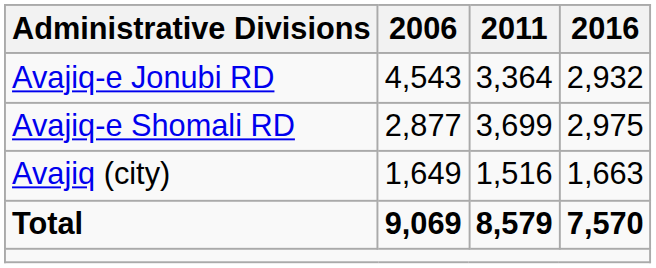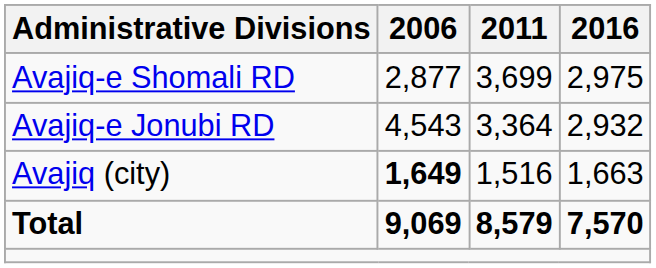rows swapped: (143, 77) <-> (153, 126)
(423, 175) normal -> (423, 175) bold
